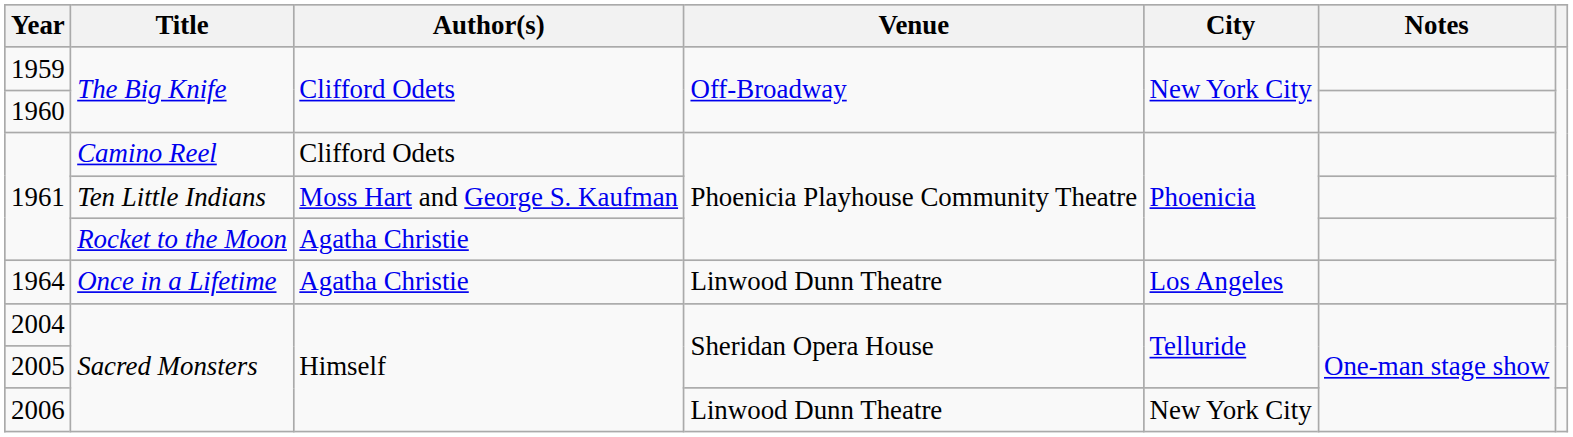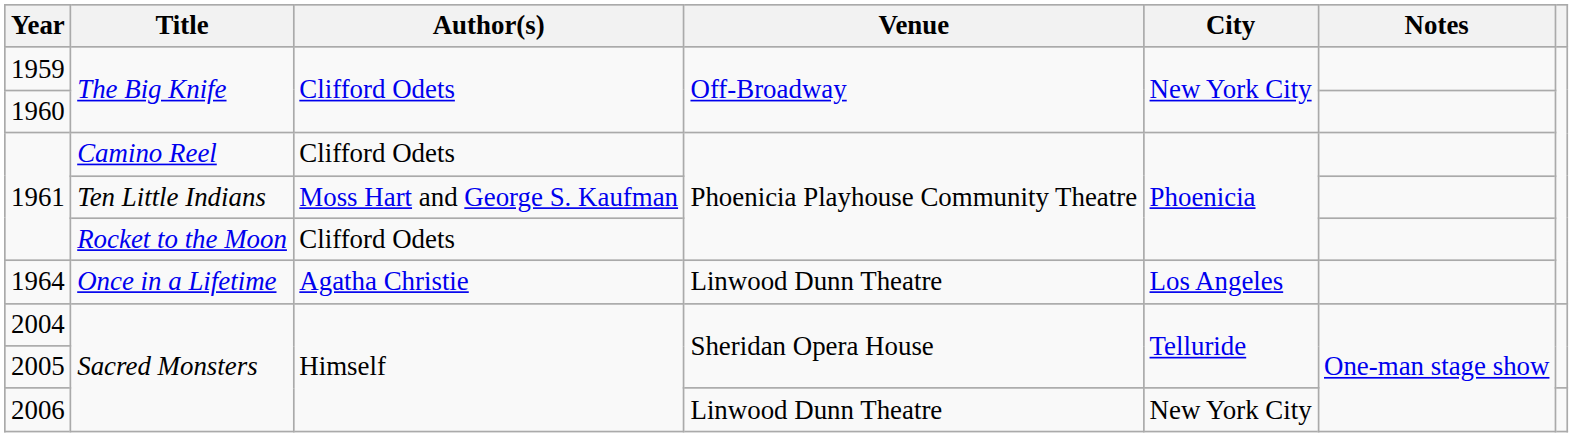(384, 238) Agatha Christie -> (377, 238) Clifford Odets
